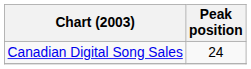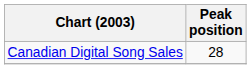(216, 52) 24 -> (216, 52) 28
